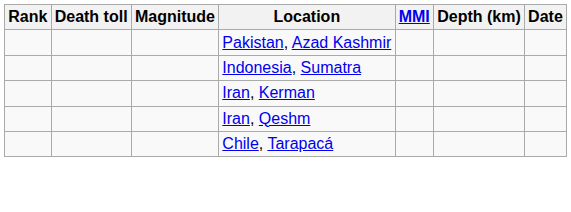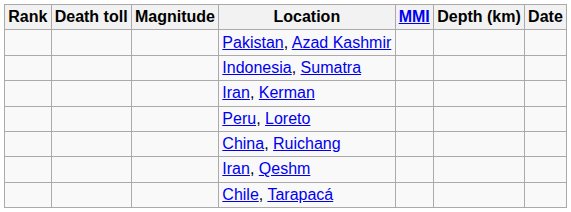+ row: (266, 118)
+ row: (281, 144)
